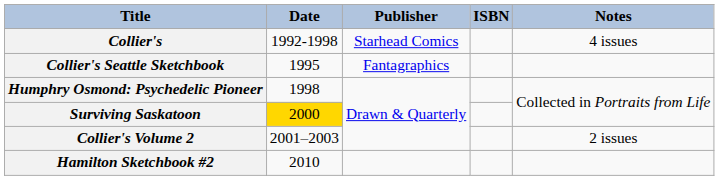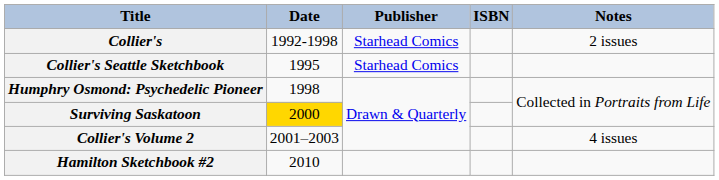(613, 41) 4 issues -> (613, 41) 2 issues
(406, 65) Fantagraphics -> (406, 65) Starhead Comics
(613, 138) 2 issues -> (613, 138) 4 issues
